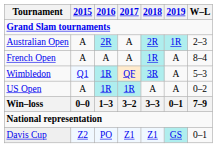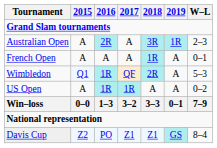(153, 42) 2R -> (153, 42) 3R
(200, 57) 8–4 -> (200, 57) 0–1
(153, 73) 3R -> (153, 73) 2R
(200, 134) 0–1 -> (200, 134) 8–4
